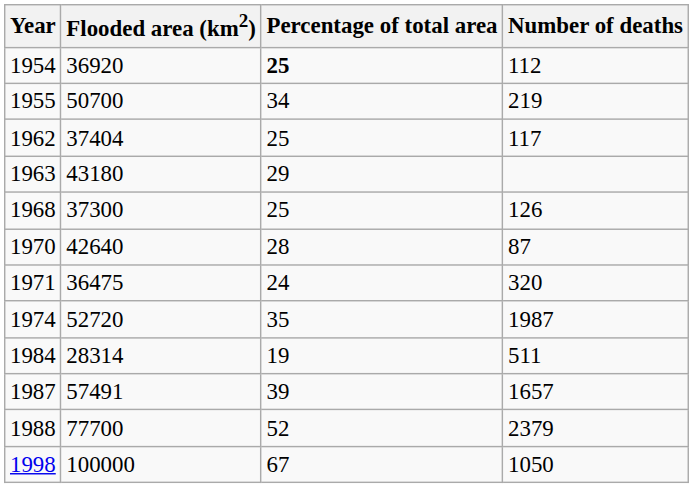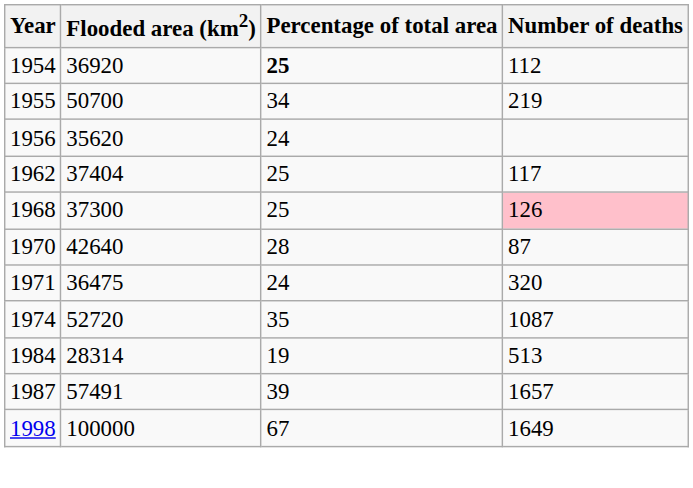+ row: (33, 137)
- row: (33, 173)
(525, 210) no background -> (525, 210) pink background
(531, 319) 1987 -> (531, 319) 1087
(525, 355) 511 -> (525, 355) 513
- row: (33, 427)
(531, 464) 1050 -> (531, 427) 1649
